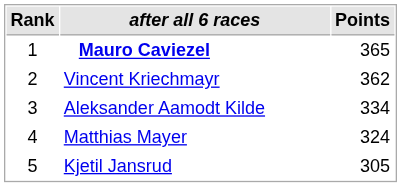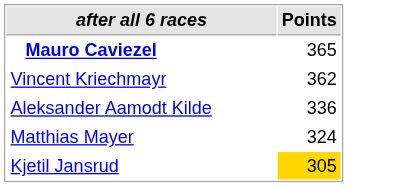- column: (33, 20)
(375, 108) 334 -> (322, 108) 336
(375, 166) no background -> (322, 166) gold background
